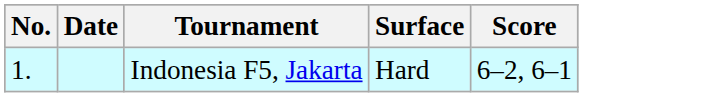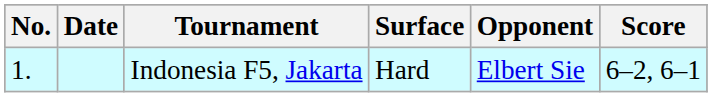+ column: (535, 26)
